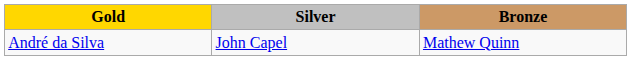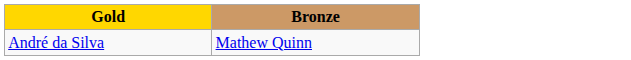- column: (316, 17)
